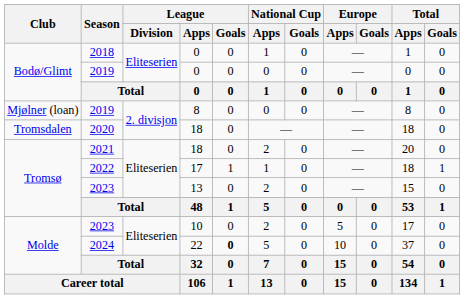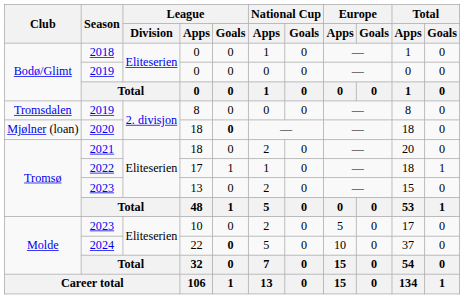(43, 110) Mjølner (loan) -> (43, 110) Tromsdalen
(43, 129) Tromsdalen -> (43, 129) Mjølner (loan)
(231, 129) normal -> (231, 129) bold
